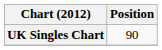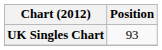(132, 34) 90 -> (132, 34) 93
